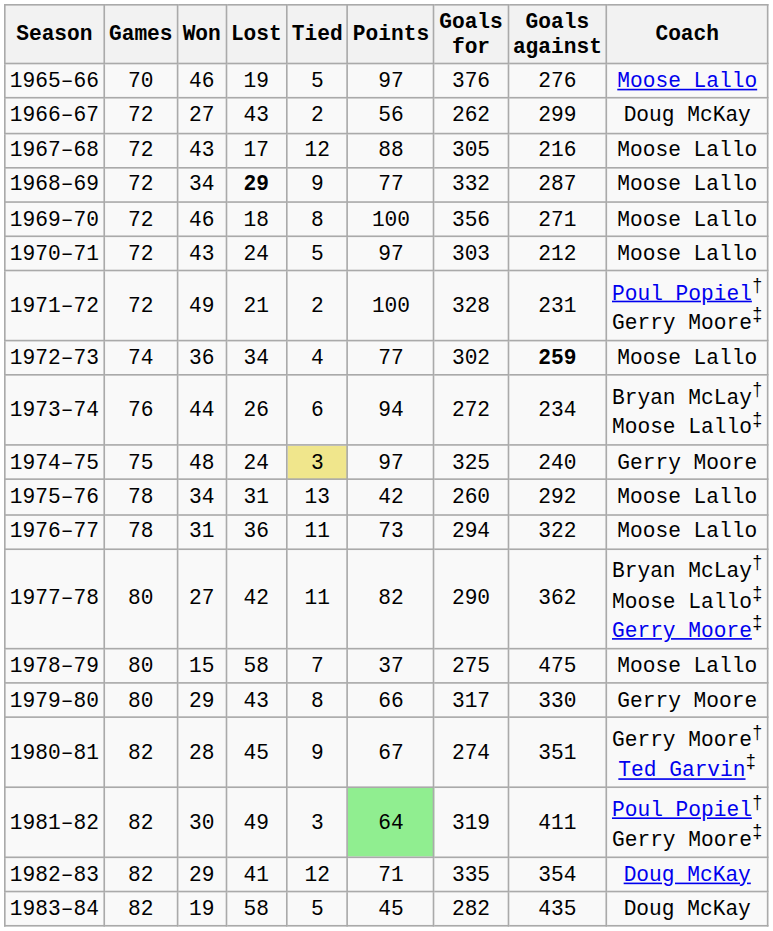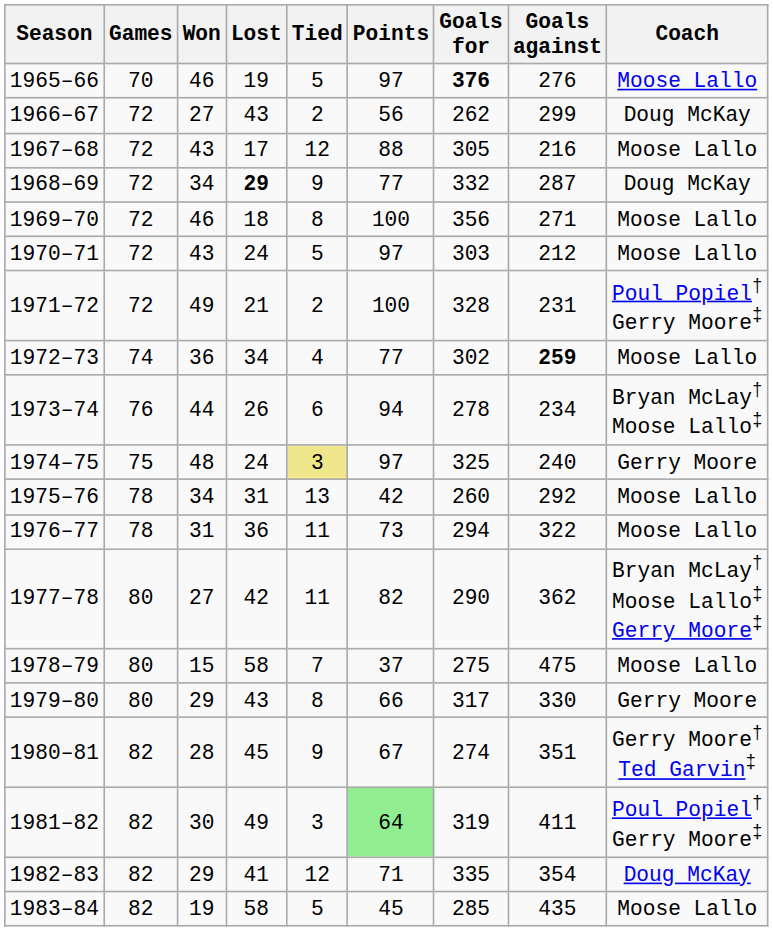(471, 81) normal -> (471, 81) bold
(687, 185) Moose Lallo -> (687, 185) Doug McKay
(471, 410) 272 -> (471, 410) 278
(471, 909) 282 -> (471, 909) 285
(687, 909) Doug McKay -> (687, 909) Moose Lallo
